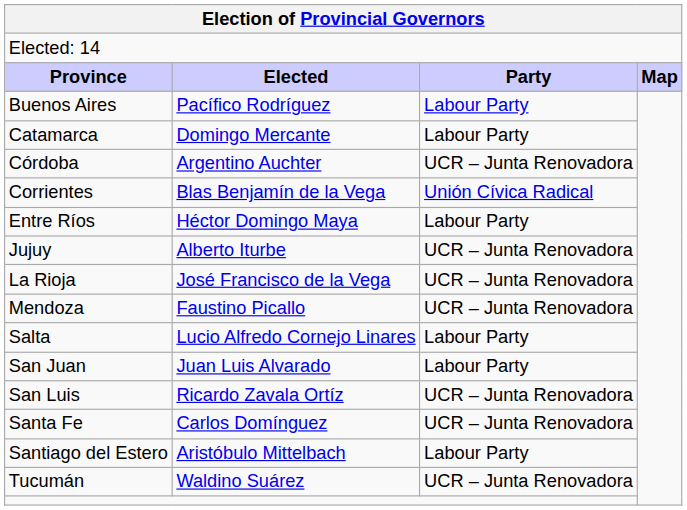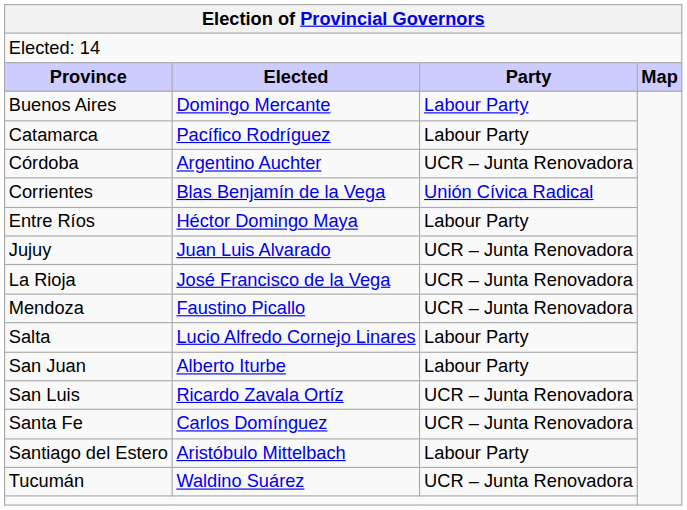(253, 105) Pacífico Rodríguez -> (253, 105) Domingo Mercante
(253, 134) Domingo Mercante -> (253, 134) Pacífico Rodríguez
(231, 250) Alberto Iturbe -> (253, 250) Juan Luis Alvarado
(253, 366) Juan Luis Alvarado -> (231, 366) Alberto Iturbe
